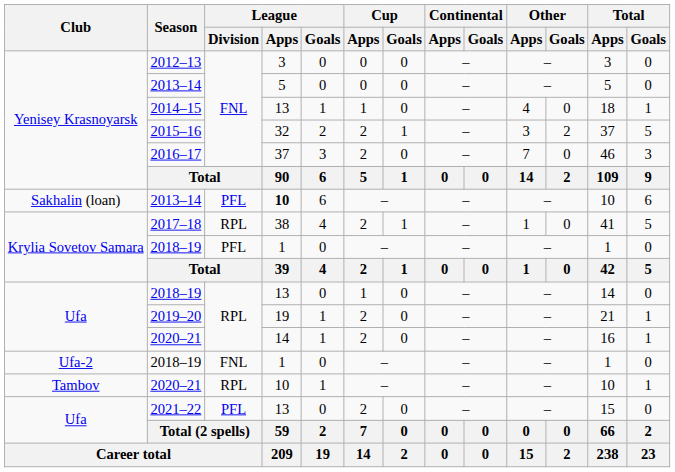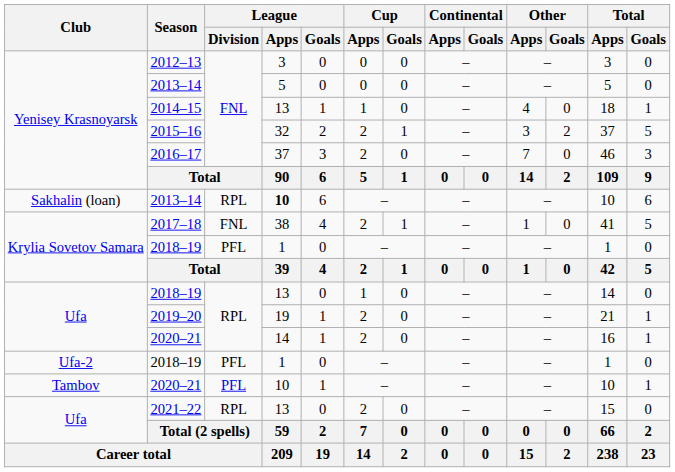(234, 200) PFL -> (234, 200) RPL
(234, 223) RPL -> (234, 223) FNL
(234, 362) FNL -> (234, 362) PFL
(234, 385) RPL -> (234, 385) PFL
(234, 408) PFL -> (234, 408) RPL
